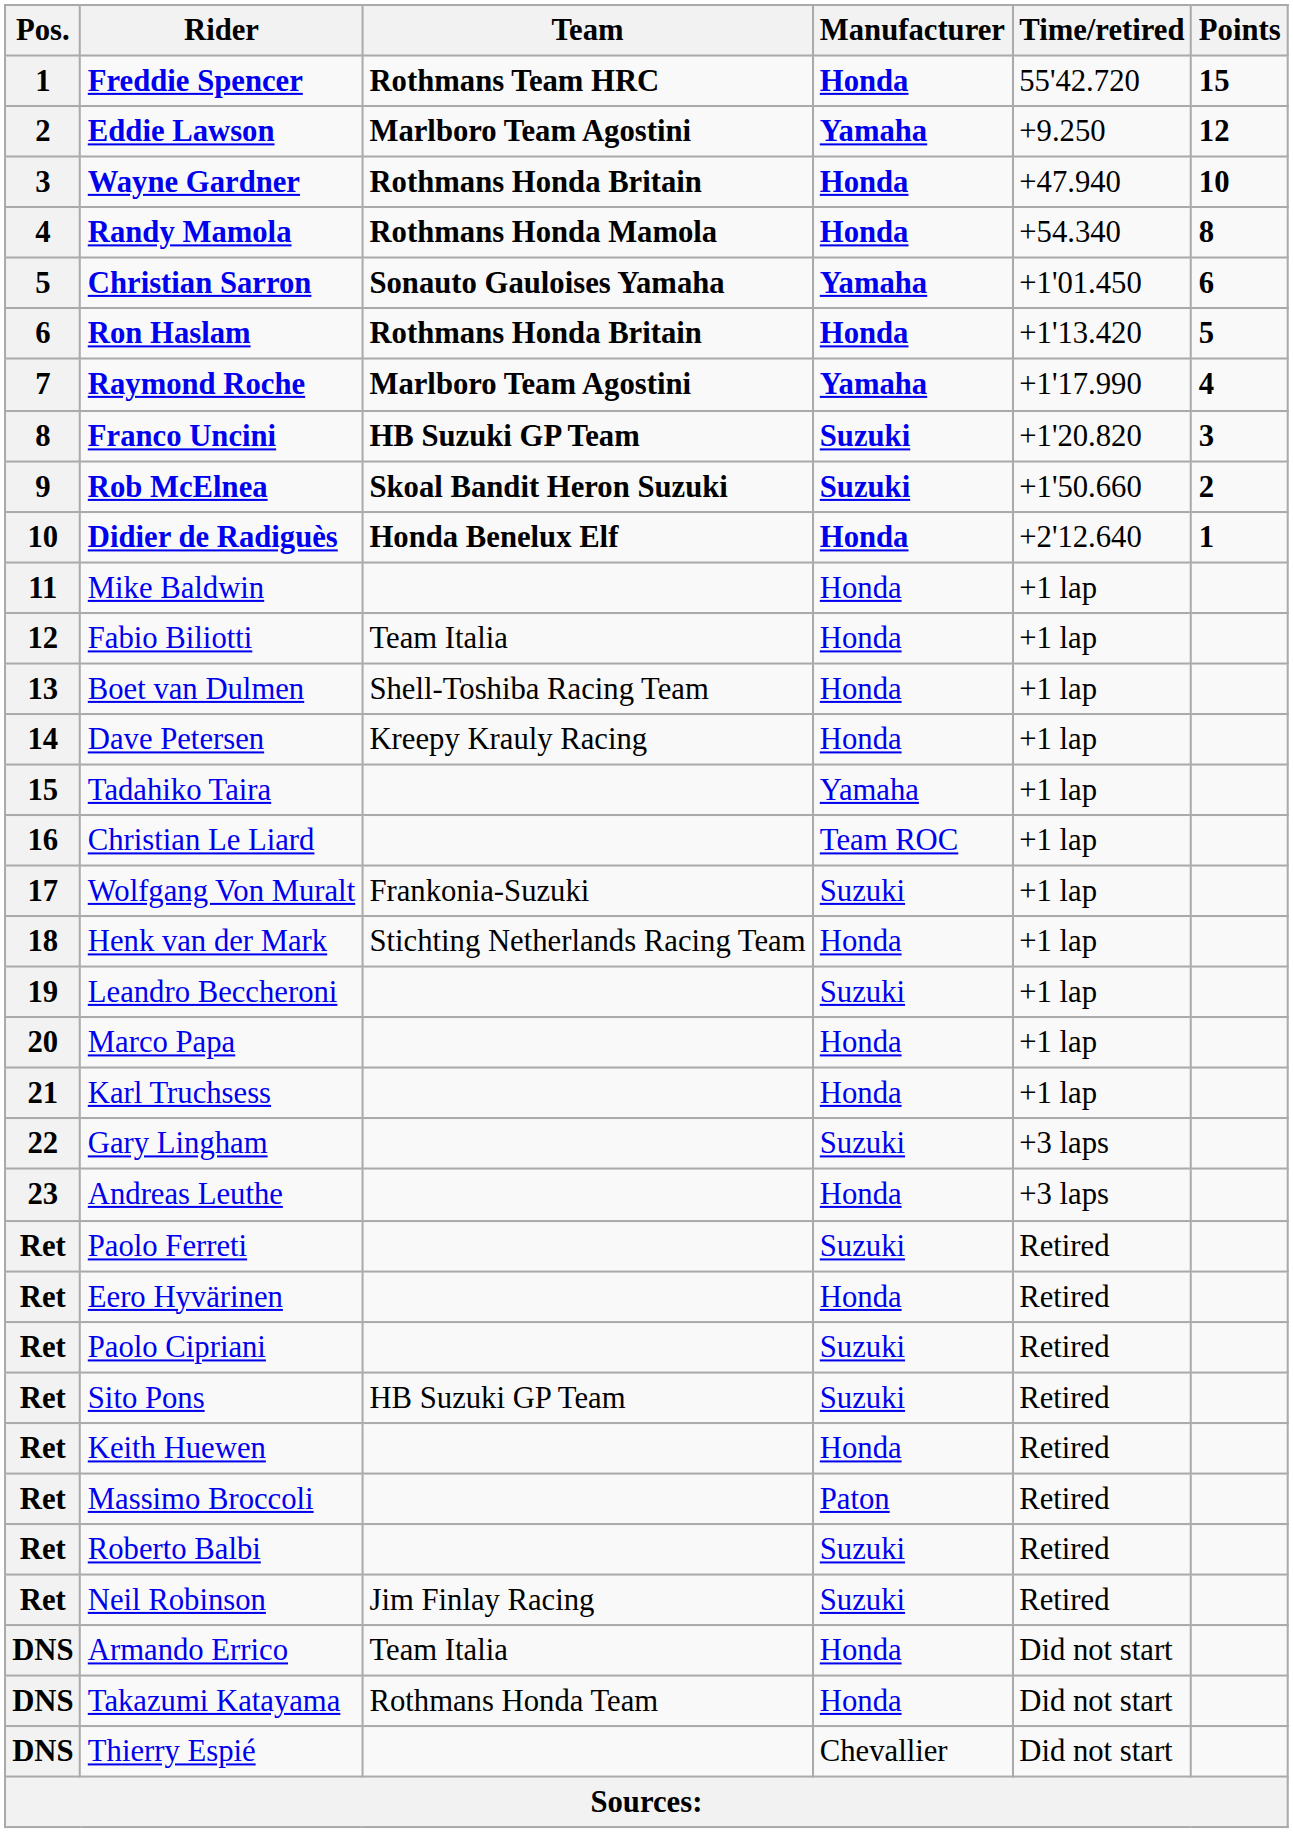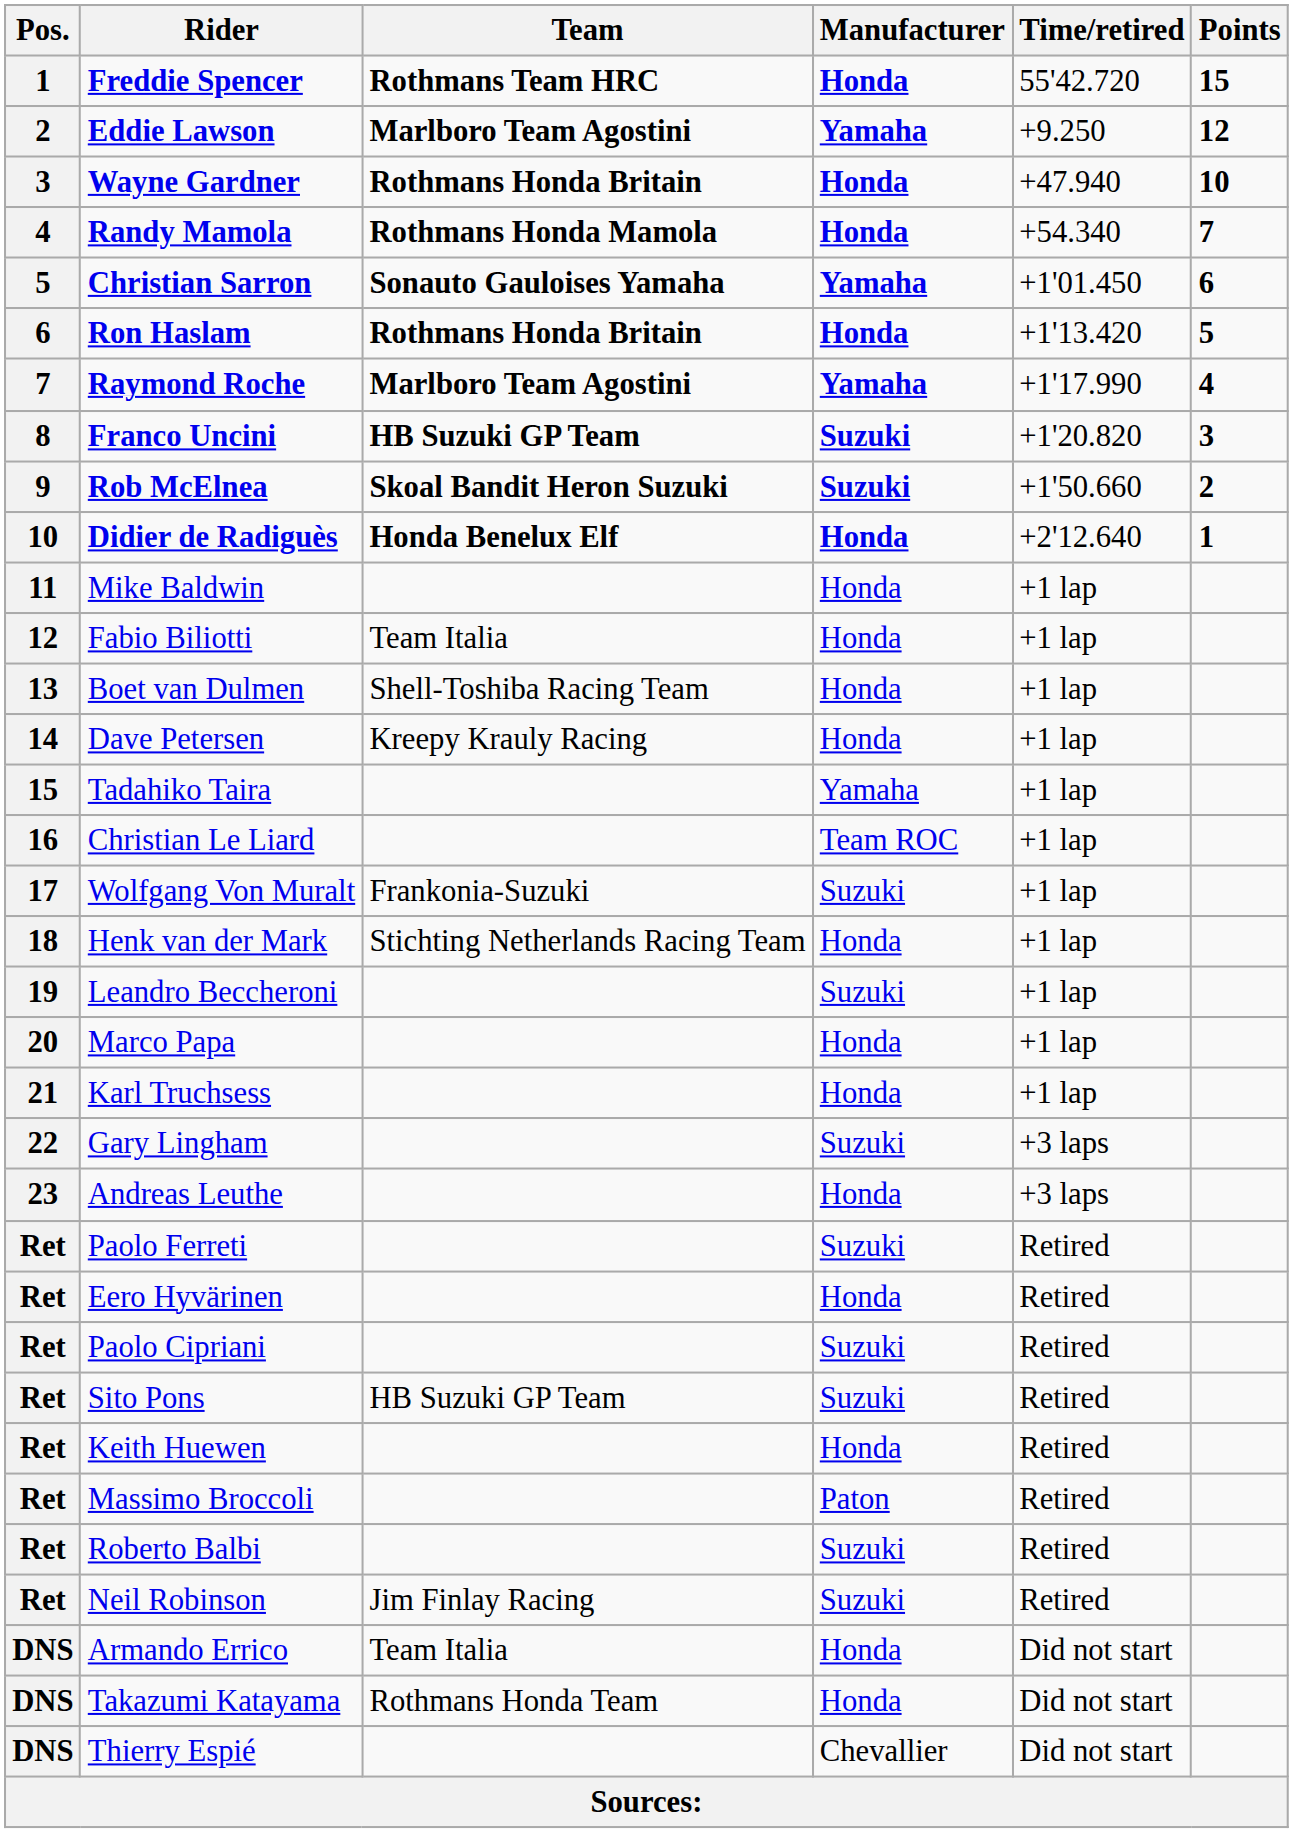(1206, 232) 8 -> (1206, 232) 7
